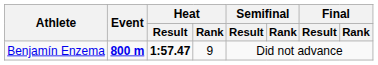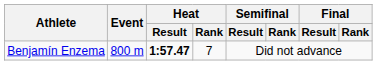(127, 51) bold -> (127, 51) normal
(210, 51) 9 -> (209, 51) 7
